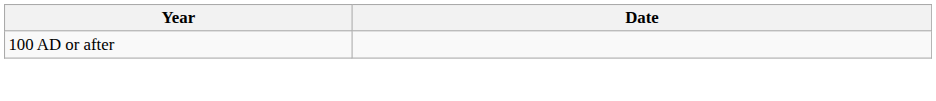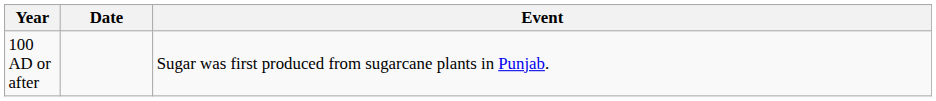+ column: (542, 17)
